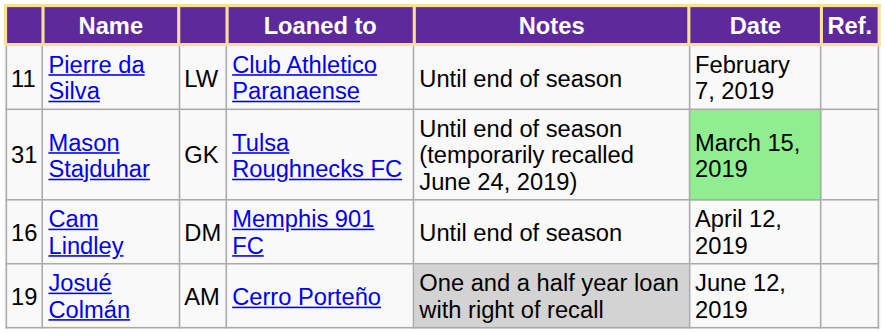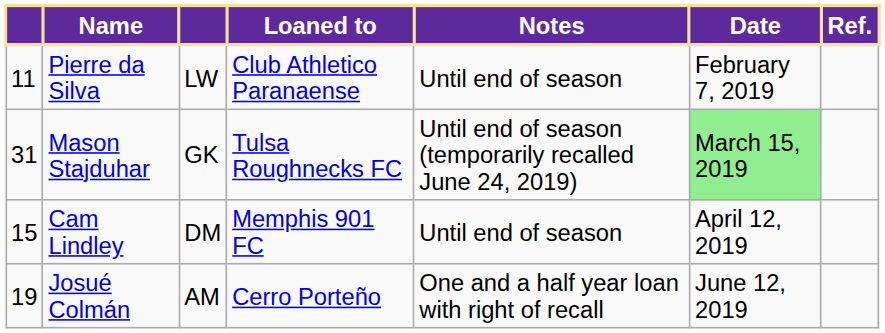(24, 232) 16 -> (24, 232) 15
(549, 296) lightgrey background -> (549, 296) no background
